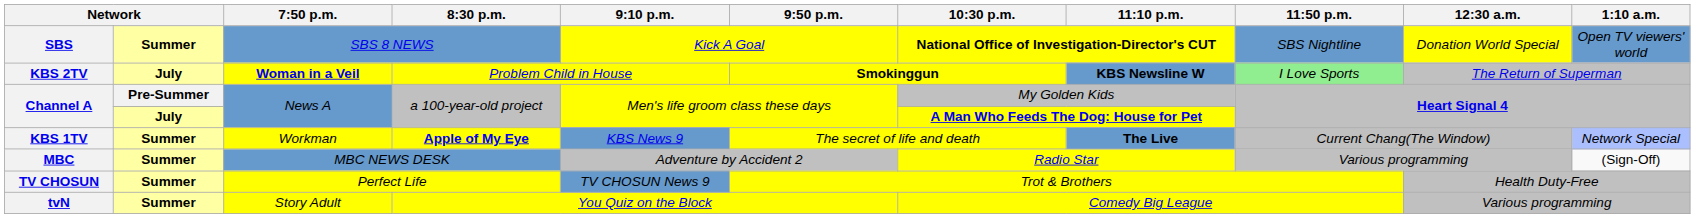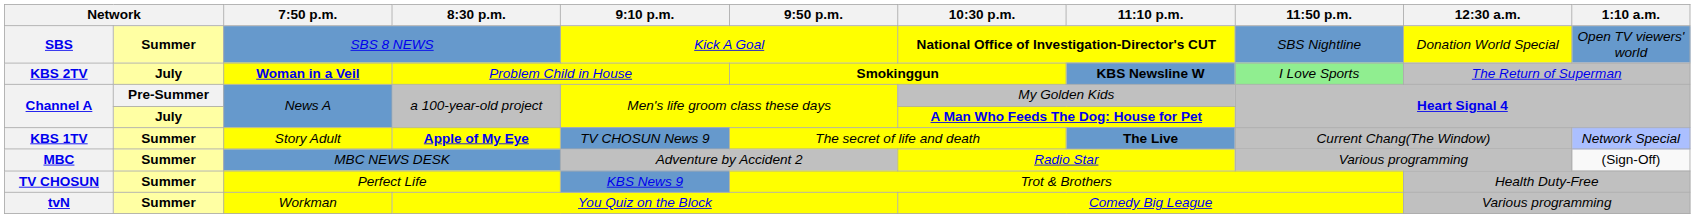(308, 138) Workman -> (308, 138) Story Adult
(645, 138) KBS News 9 -> (645, 138) TV CHOSUN News 9
(645, 181) TV CHOSUN News 9 -> (645, 181) KBS News 9
(308, 203) Story Adult -> (308, 203) Workman
